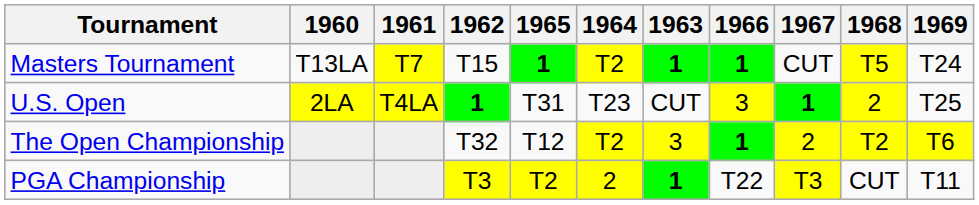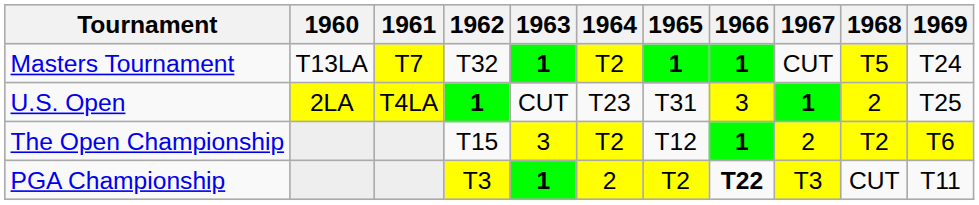columns swapped: (676, 24) <-> (543, 24)
(477, 63) T15 -> (477, 63) T32
(477, 141) T32 -> (477, 141) T15
(742, 180) normal -> (742, 180) bold
